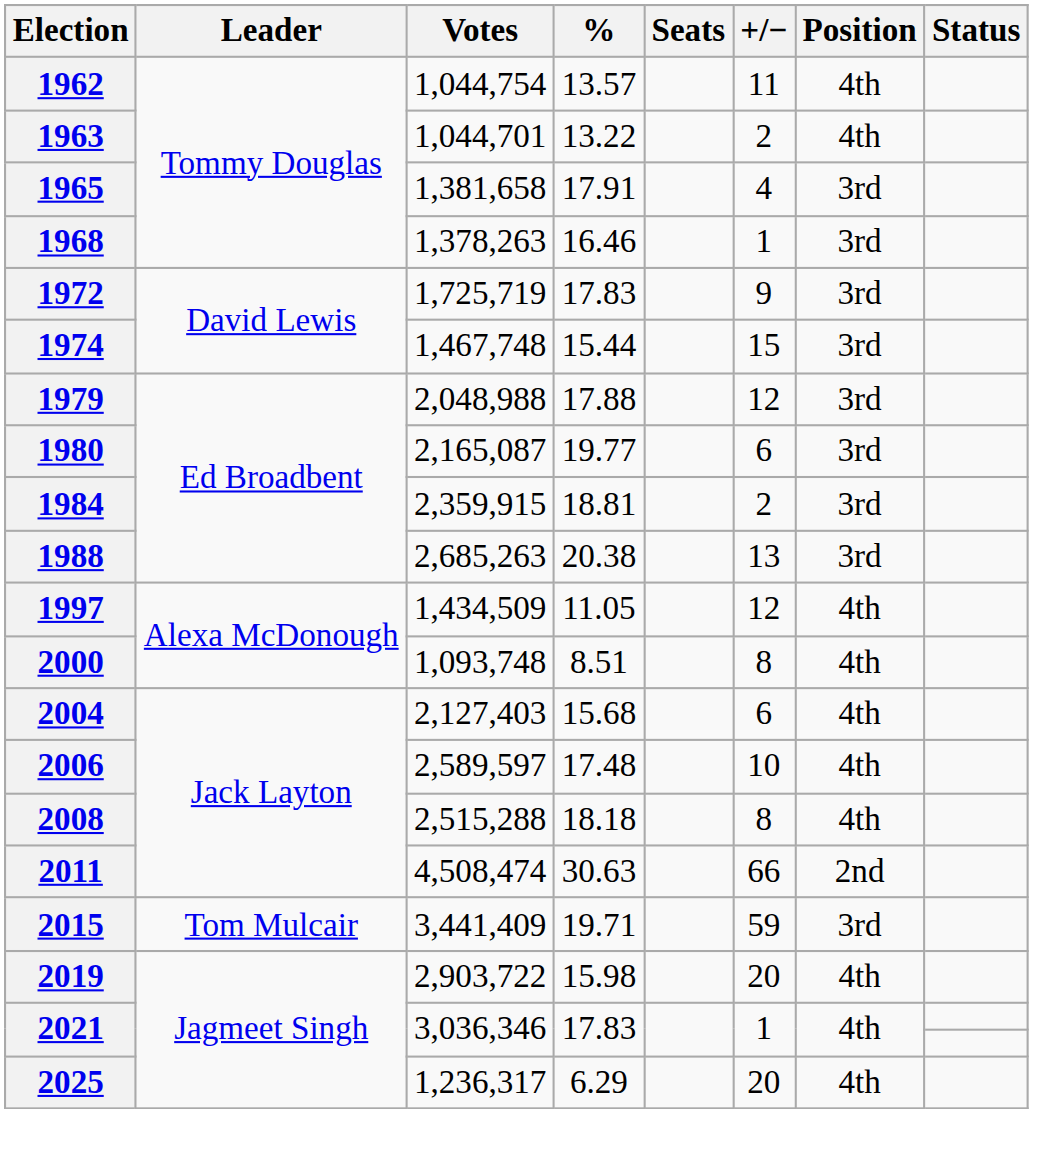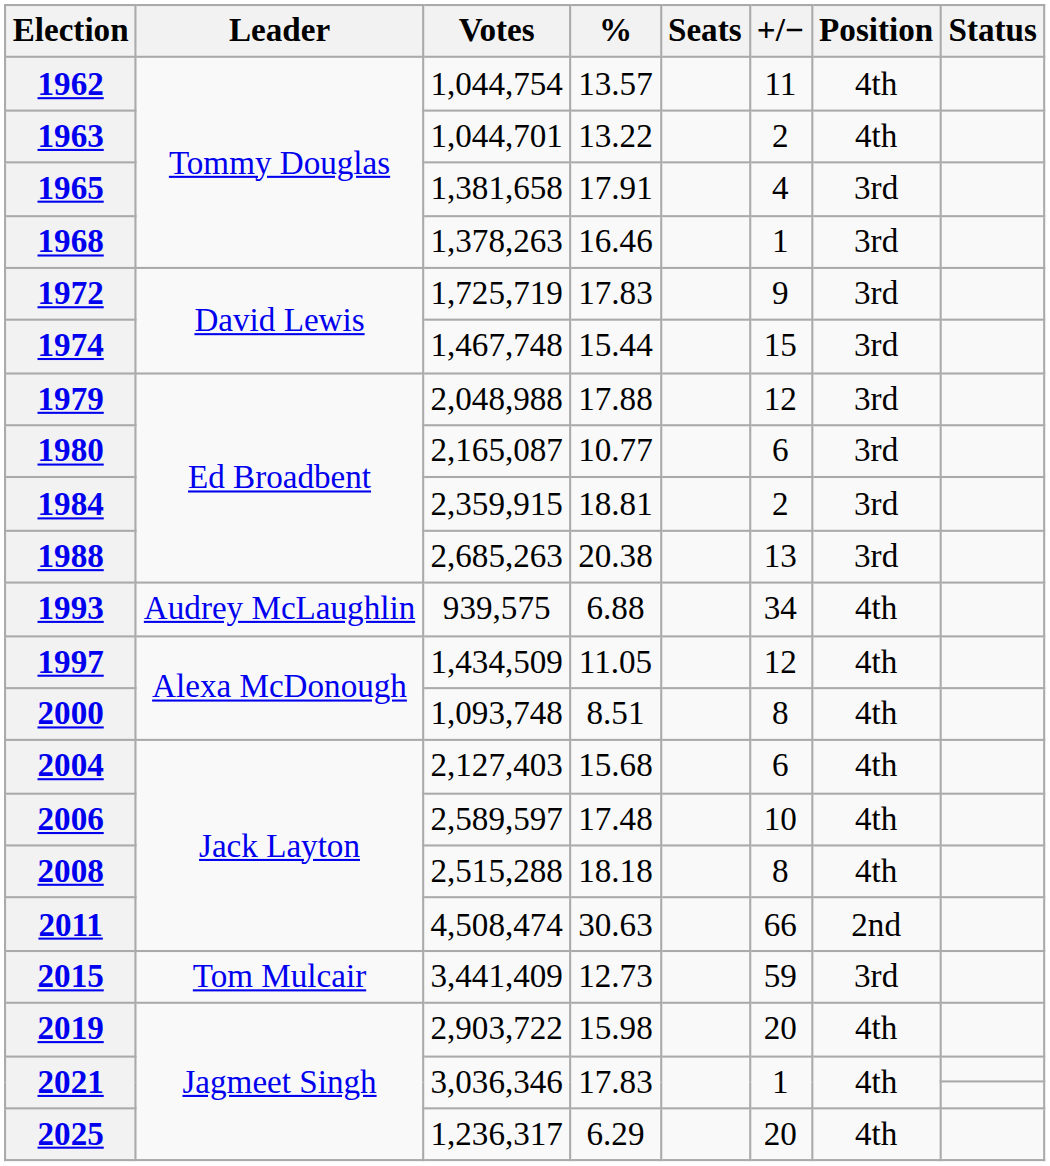(599, 450) 19.77 -> (615, 450) 10.77
+ row: (71, 608)
(599, 923) 19.71 -> (615, 976) 12.73
